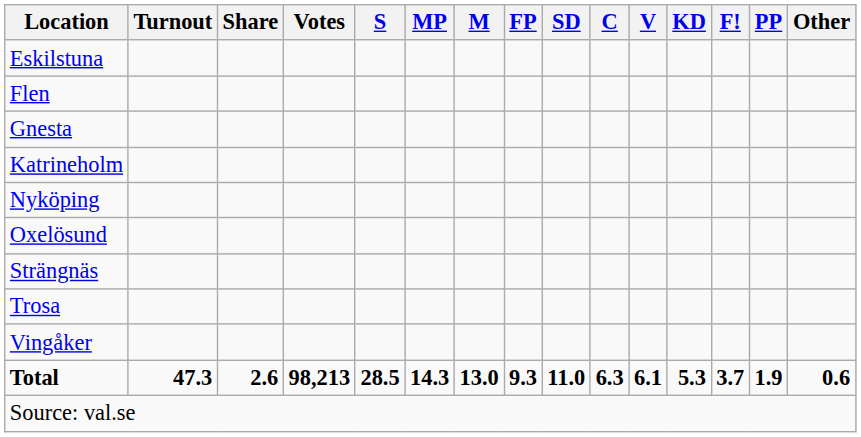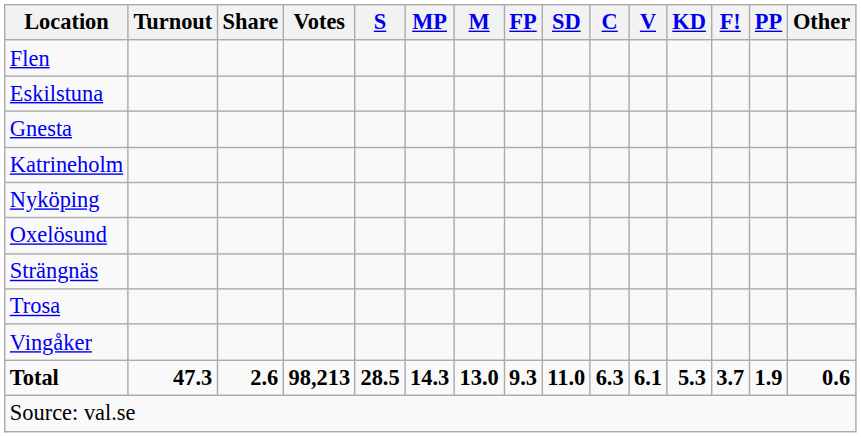rows swapped: (57, 57) <-> (30, 93)
